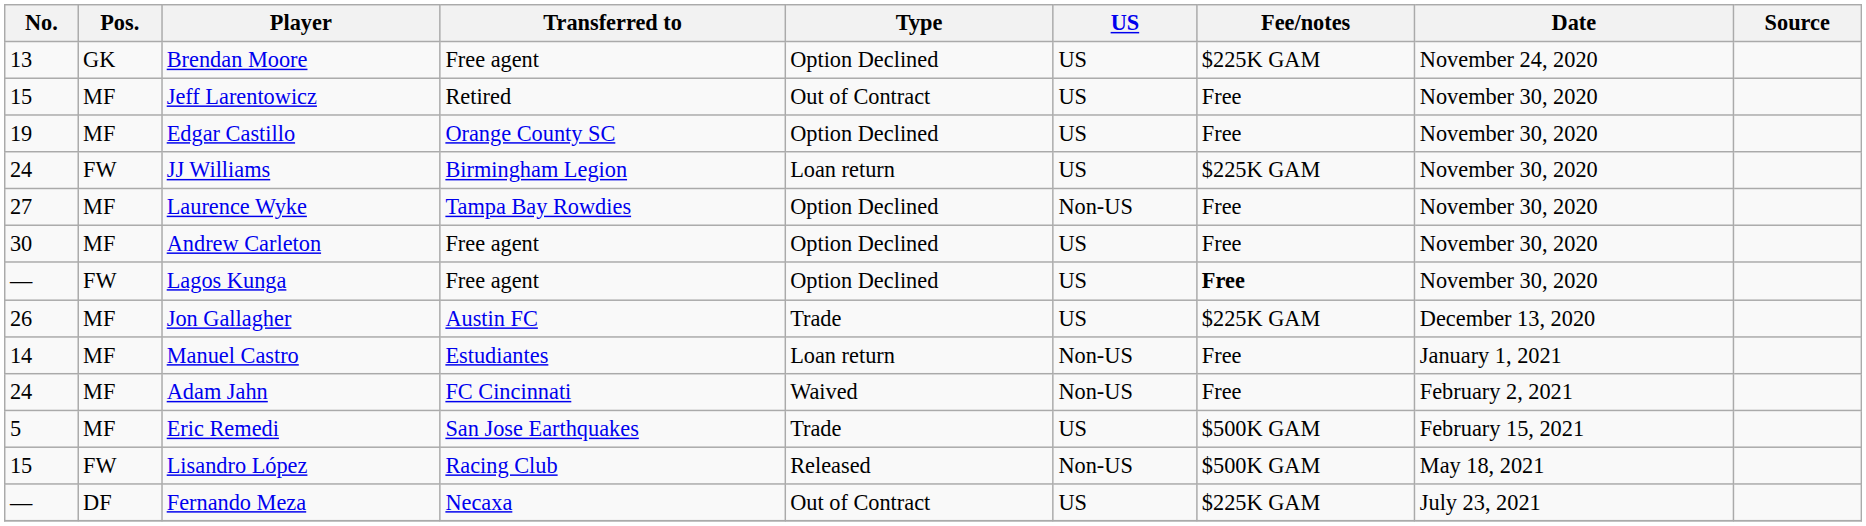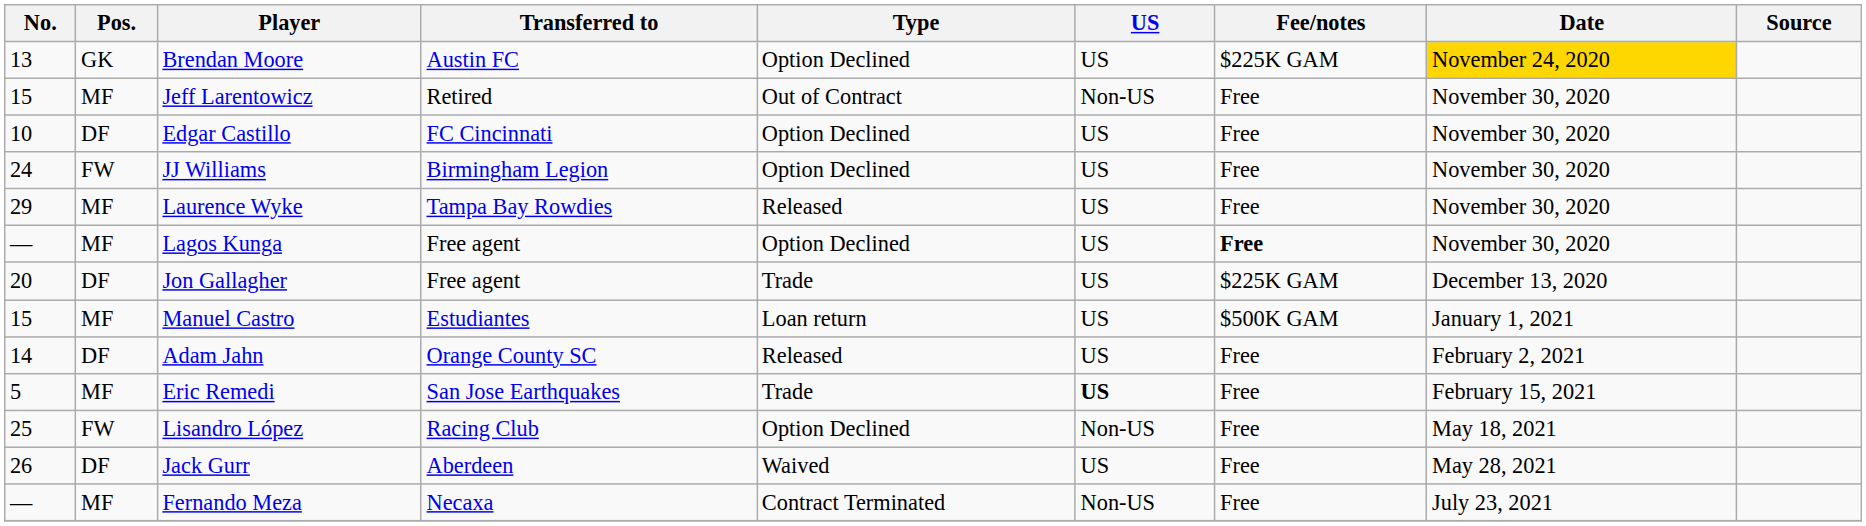(492, 59) Free agent -> (473, 59) Austin FC
(1509, 59) no background -> (1521, 59) gold background
(1073, 96) US -> (1118, 96) Non-US
(21, 133) 19 -> (21, 133) 10
(99, 133) MF -> (95, 133) DF
(530, 133) Orange County SC -> (490, 133) FC Cincinnati
(843, 170) Loan return -> (836, 170) Option Declined
(1261, 170) $225K GAM -> (1240, 170) Free
(21, 207) 27 -> (21, 207) 29
(864, 207) Option Declined -> (802, 207) Released
(1096, 207) Non-US -> (1095, 207) US
- row: (244, 244)
(100, 281) FW -> (97, 244) MF
(21, 317) 26 -> (21, 281) 20
(99, 317) MF -> (95, 281) DF
(492, 317) Austin FC -> (473, 281) Free agent
(21, 354) 14 -> (21, 317) 15
(1096, 354) Non-US -> (1095, 317) US
(1222, 354) Free -> (1279, 317) $500K GAM
(21, 391) 24 -> (21, 354) 14
(99, 391) MF -> (95, 354) DF
(508, 391) FC Cincinnati -> (512, 354) Orange County SC
(824, 391) Waived -> (802, 354) Released
(1096, 391) Non-US -> (1095, 354) US
(1073, 428) normal -> (1095, 391) bold
(1261, 428) $500K GAM -> (1240, 391) Free
(21, 465) 15 -> (21, 428) 25
(830, 465) Released -> (836, 428) Option Declined
(1261, 465) $500K GAM -> (1240, 428) Free
+ row: (206, 465)
(97, 502) DF -> (97, 502) MF
(860, 502) Out of Contract -> (854, 502) Contract Terminated
(1073, 502) US -> (1118, 502) Non-US
(1261, 502) $225K GAM -> (1240, 502) Free
